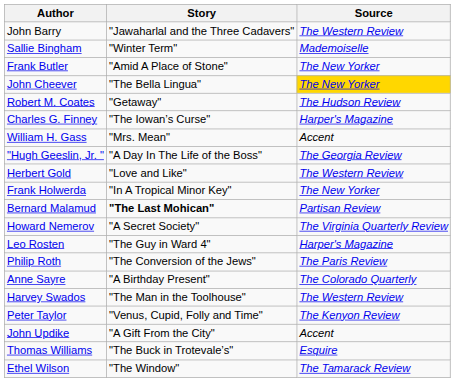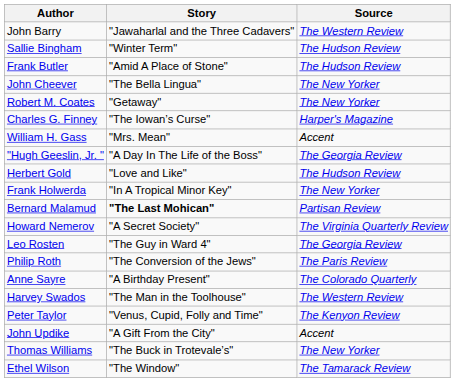(334, 48) Mademoiselle -> (350, 48) The Hudson Review
(339, 66) The New Yorker -> (350, 66) The Hudson Review
(339, 84) gold background -> (339, 84) no background
(350, 102) The Hudson Review -> (339, 102) The New Yorker
(351, 173) The Western Review -> (350, 173) The Hudson Review
(346, 244) Harper's Magazine -> (350, 244) The Georgia Review
(318, 350) Esquire -> (339, 350) The New Yorker
